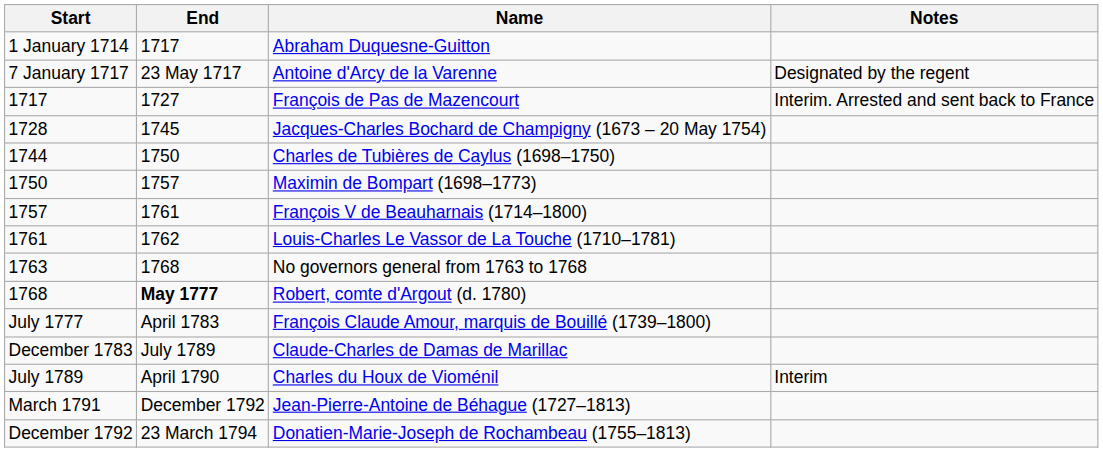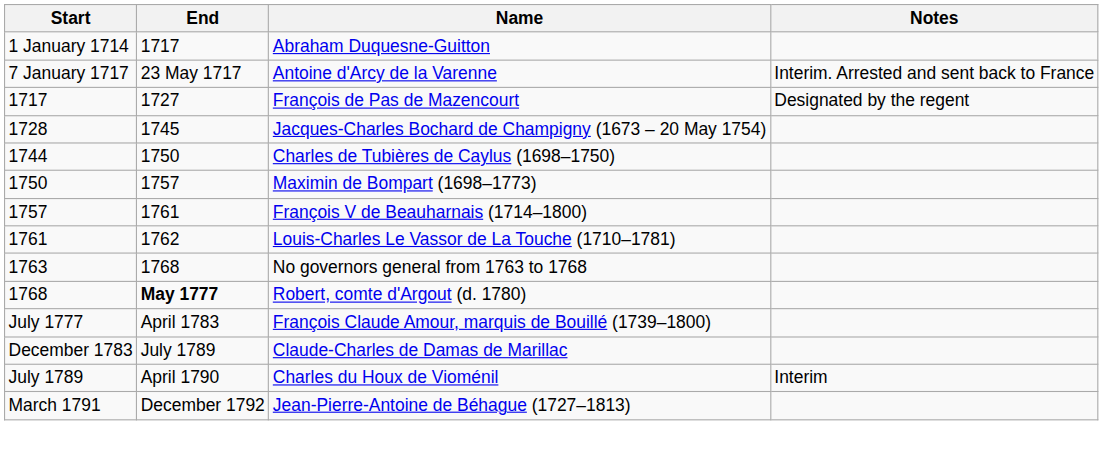(872, 73) Designated by the regent -> (934, 73) Interim. Arrested and sent back to France
(934, 101) Interim. Arrested and sent back to France -> (872, 101) Designated by the regent
- row: (482, 433)
